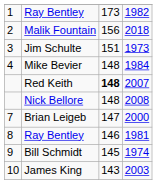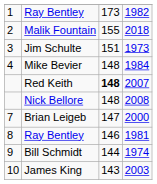(110, 30) 156 -> (110, 30) 155
(110, 153) 145 -> (110, 153) 144
